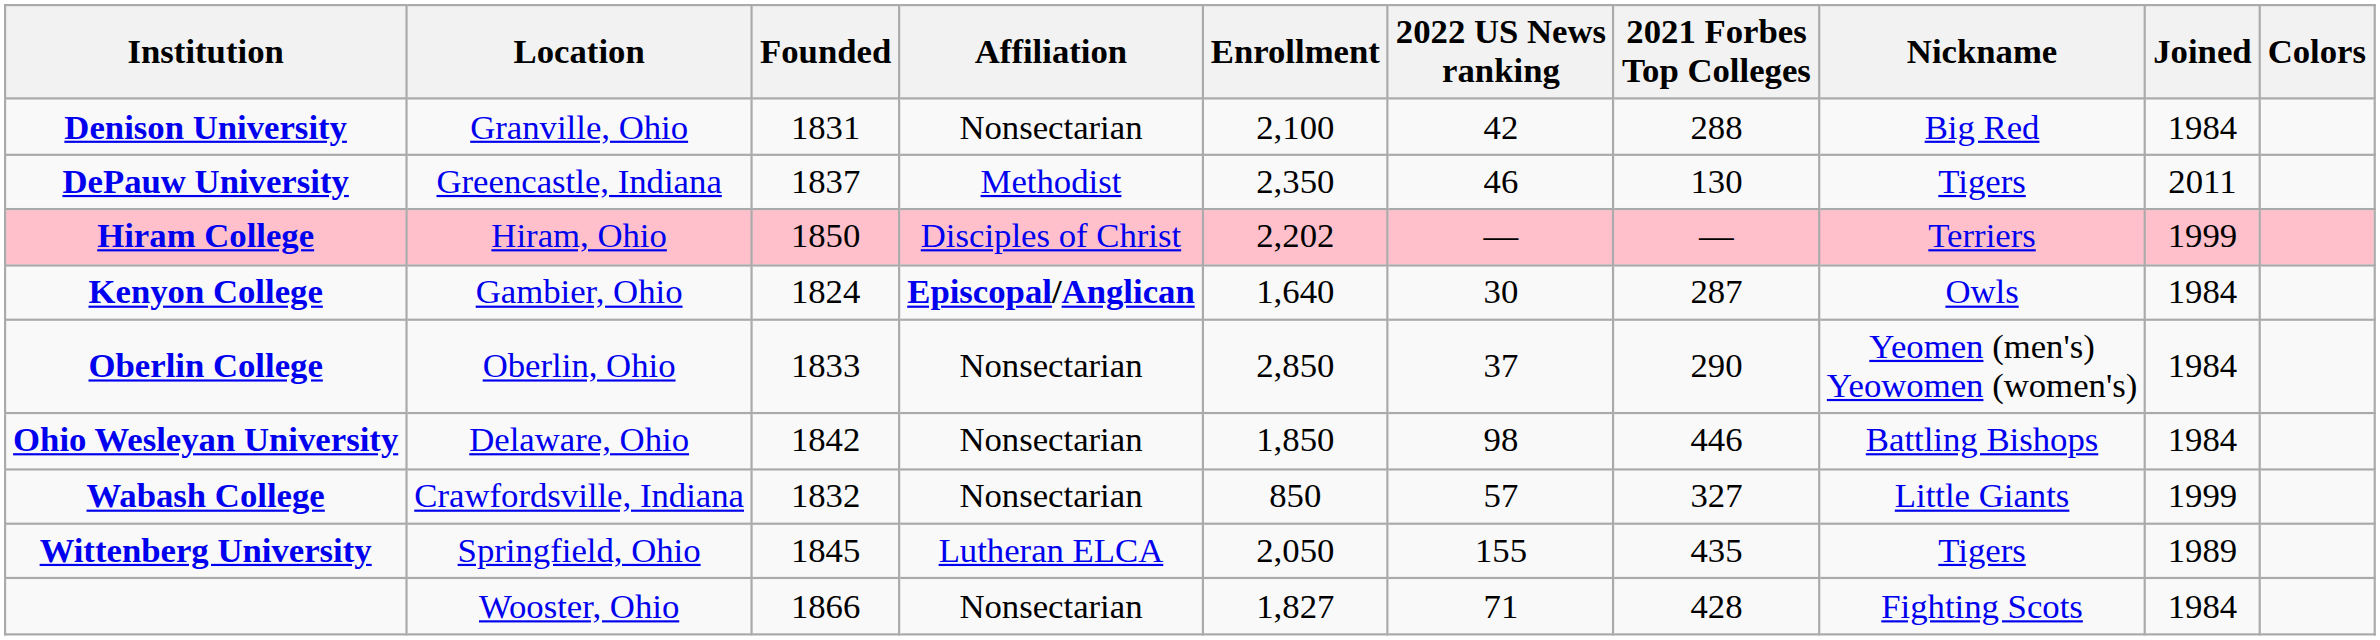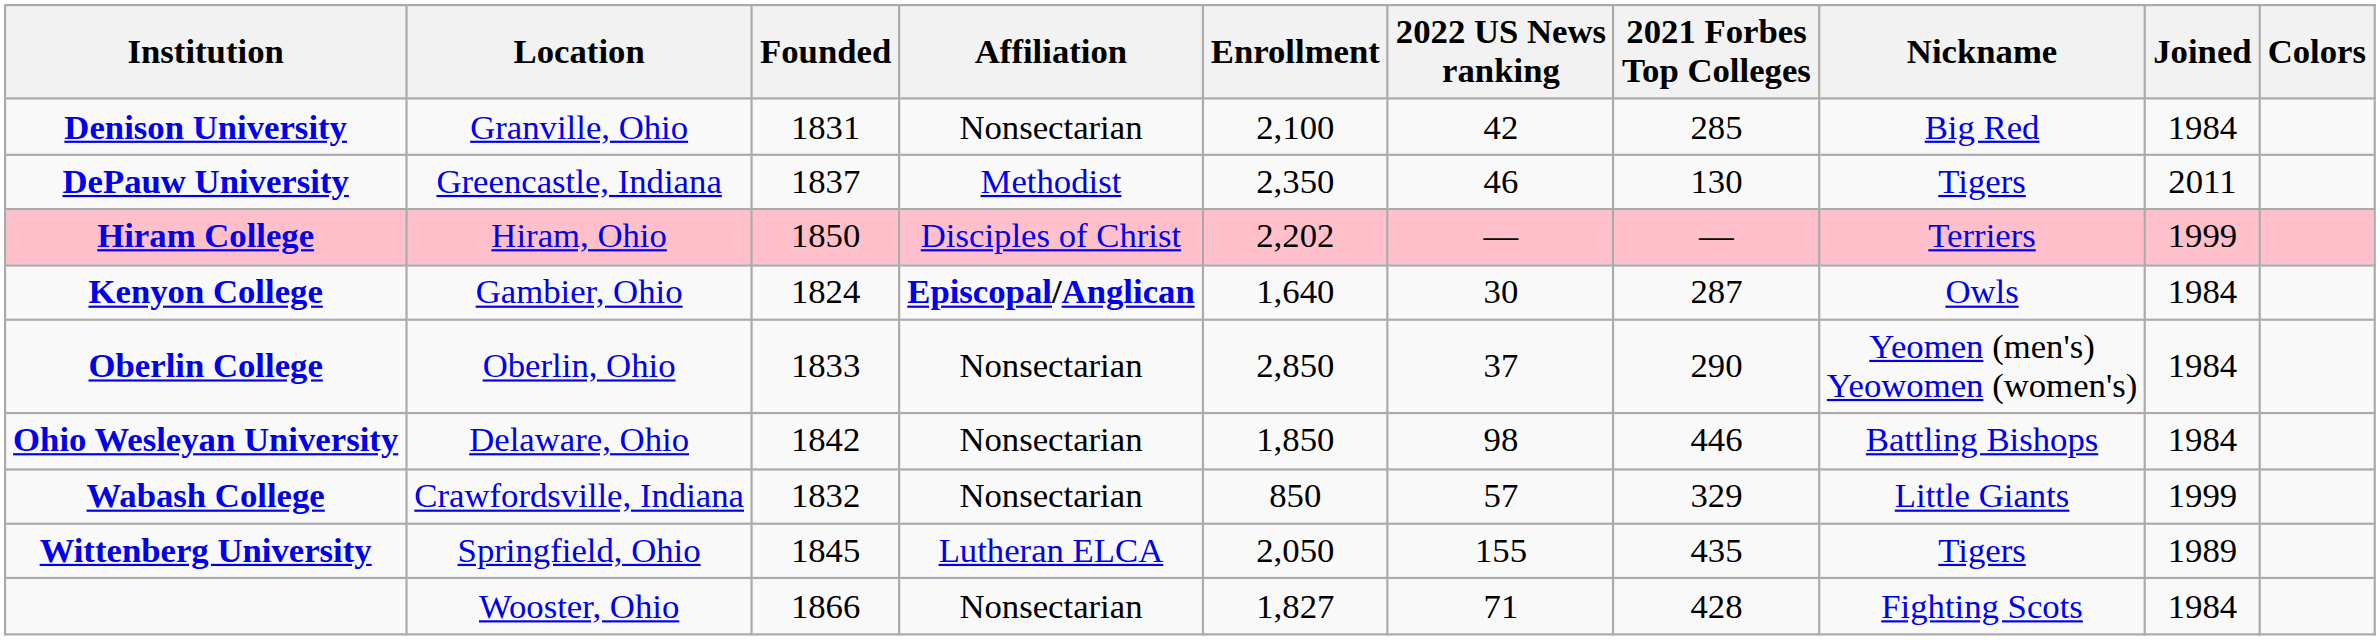(1716, 126) 288 -> (1716, 126) 285
(1716, 495) 327 -> (1716, 495) 329
